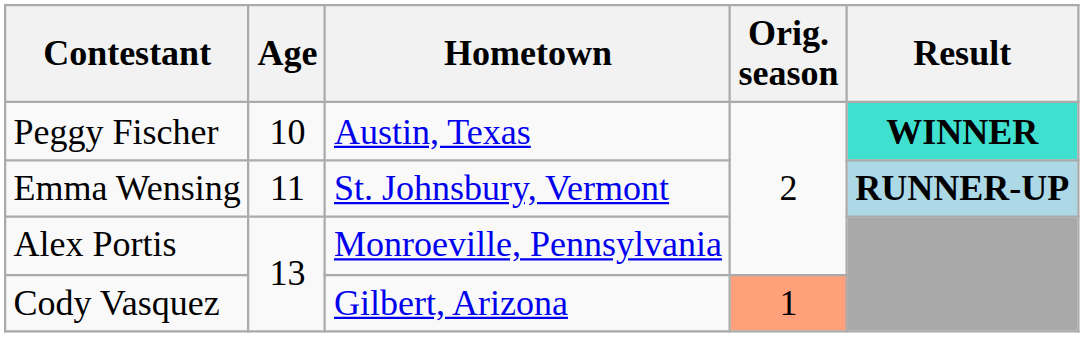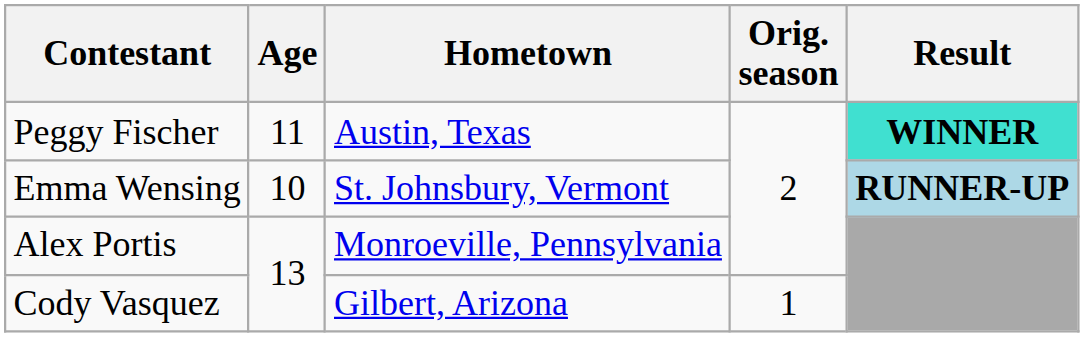(287, 130) 10 -> (287, 130) 11
(287, 187) 11 -> (287, 187) 10
(789, 301) lightsalmon background -> (789, 301) no background
